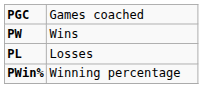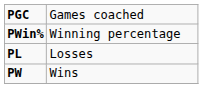rows swapped: (15, 34) <-> (26, 73)
